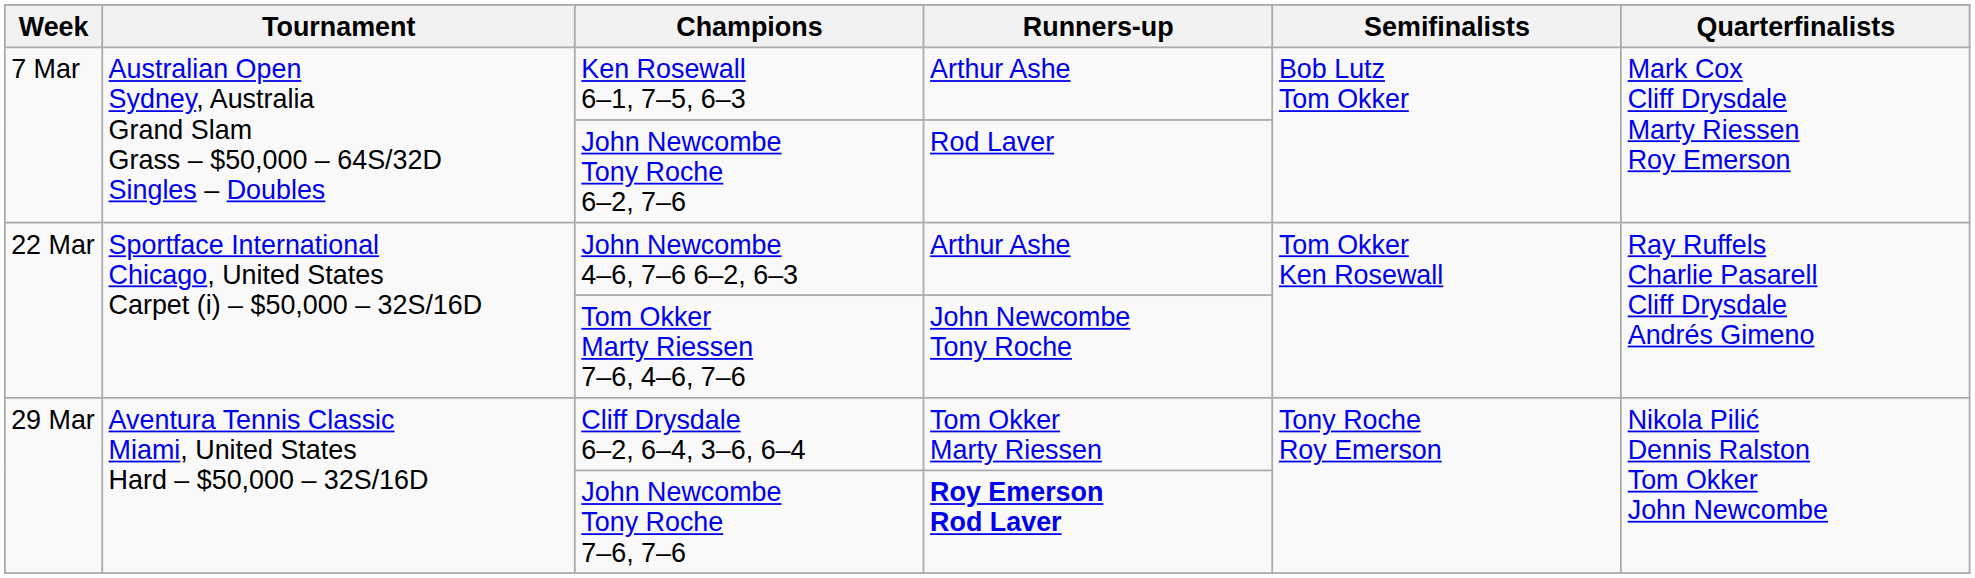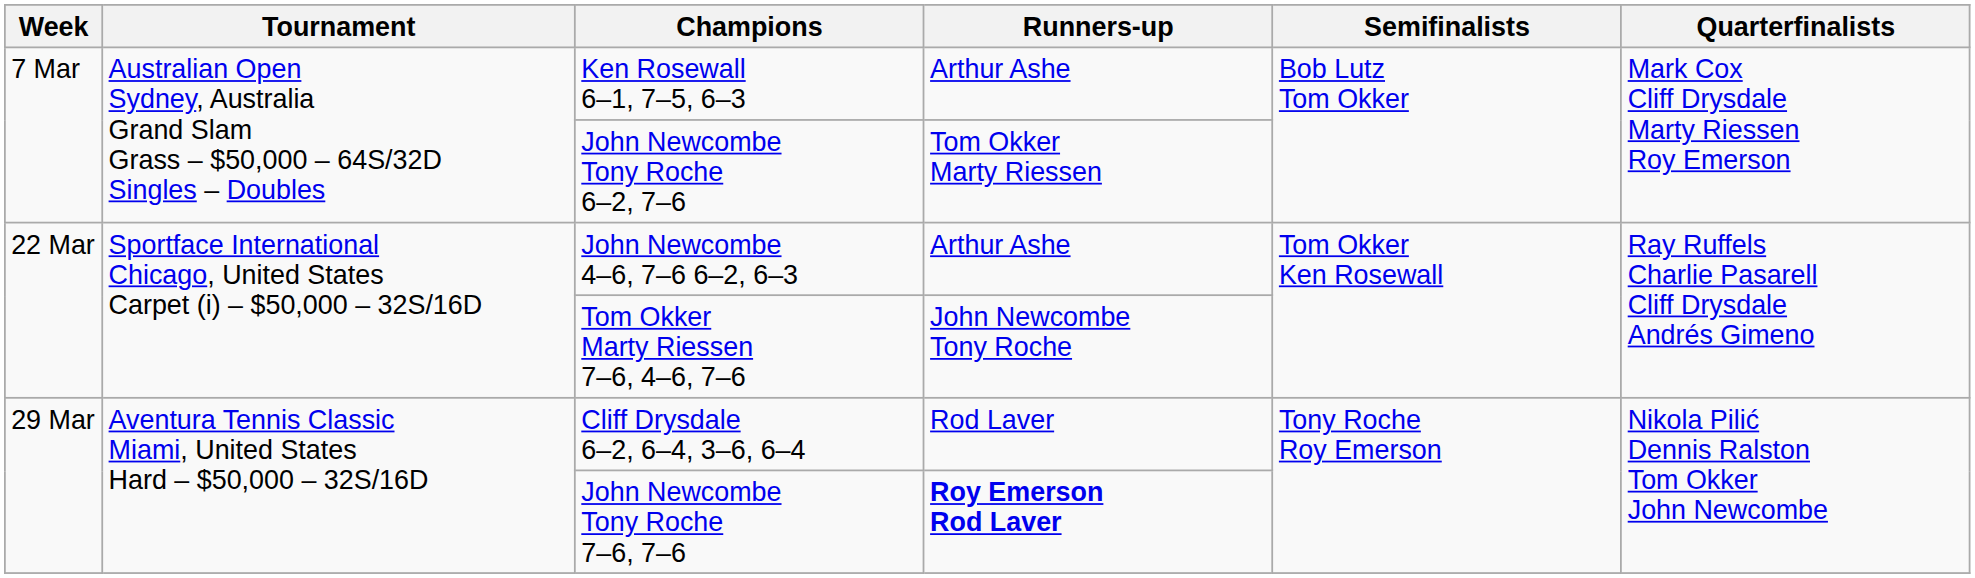(992, 142) Rod Laver -> (1016, 157) Tom Okker Marty Riessen
(1016, 435) Tom Okker Marty Riessen -> (992, 420) Rod Laver
